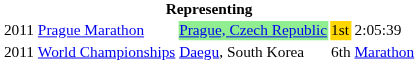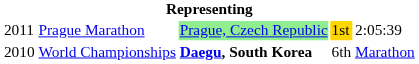(19, 51) 2011 -> (19, 51) 2010
(242, 51) normal -> (246, 51) bold
